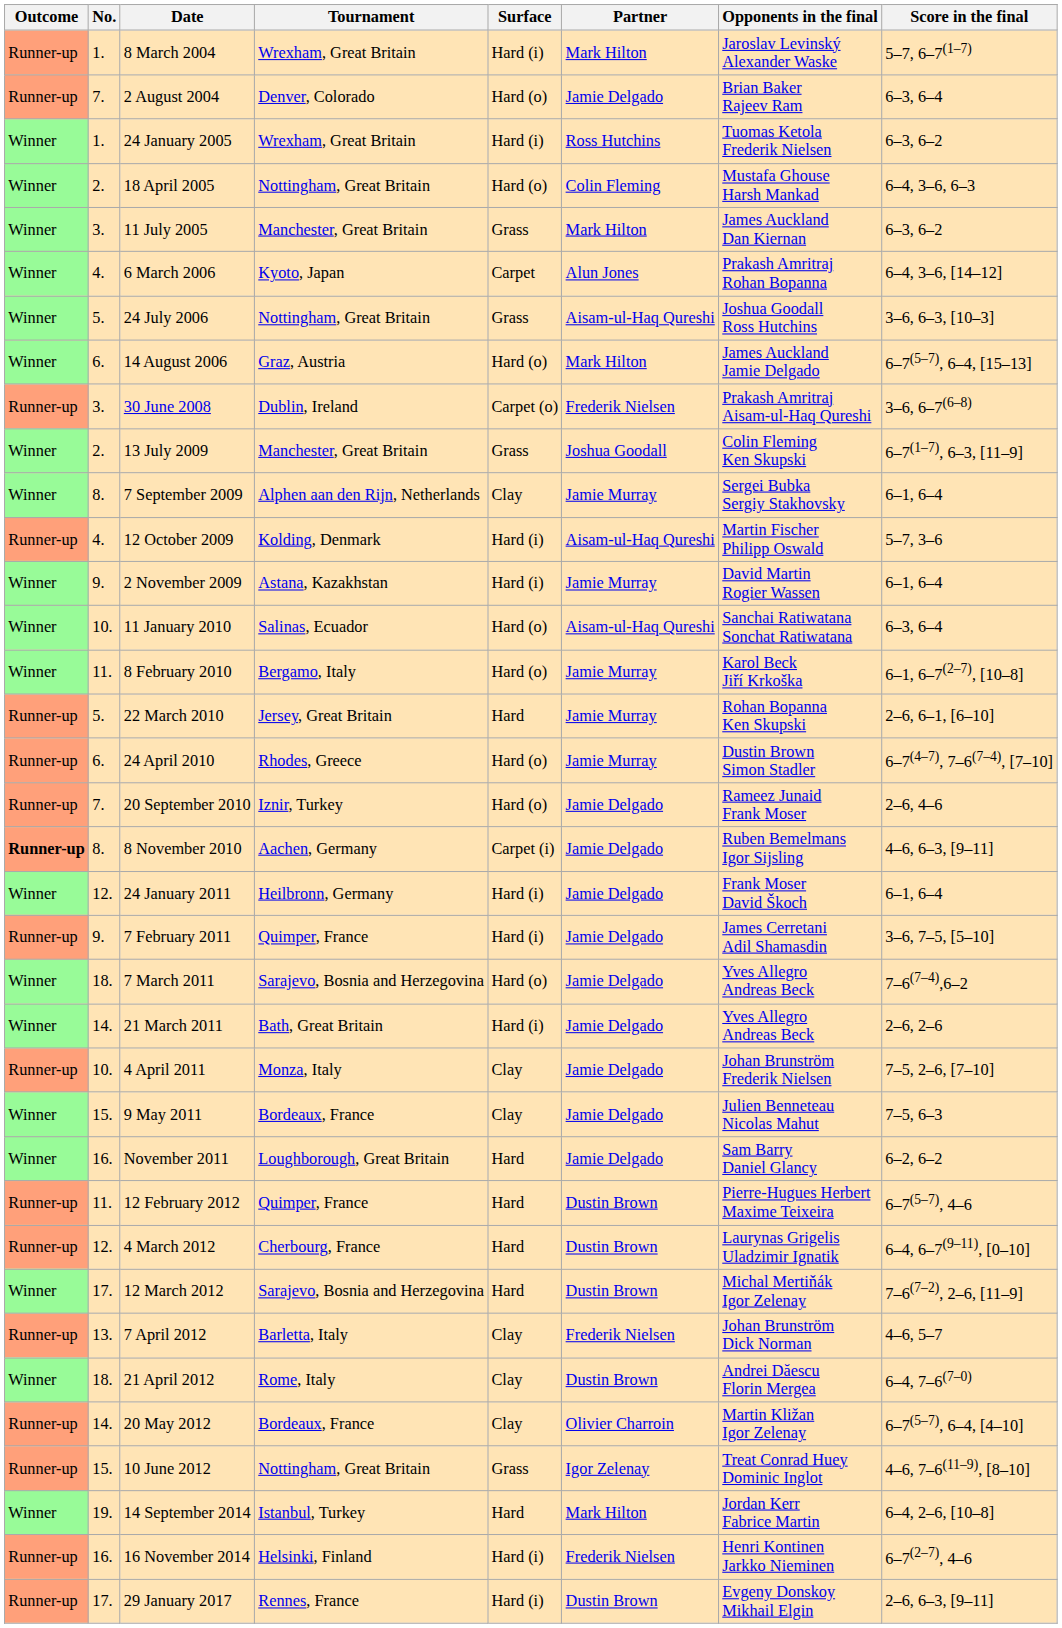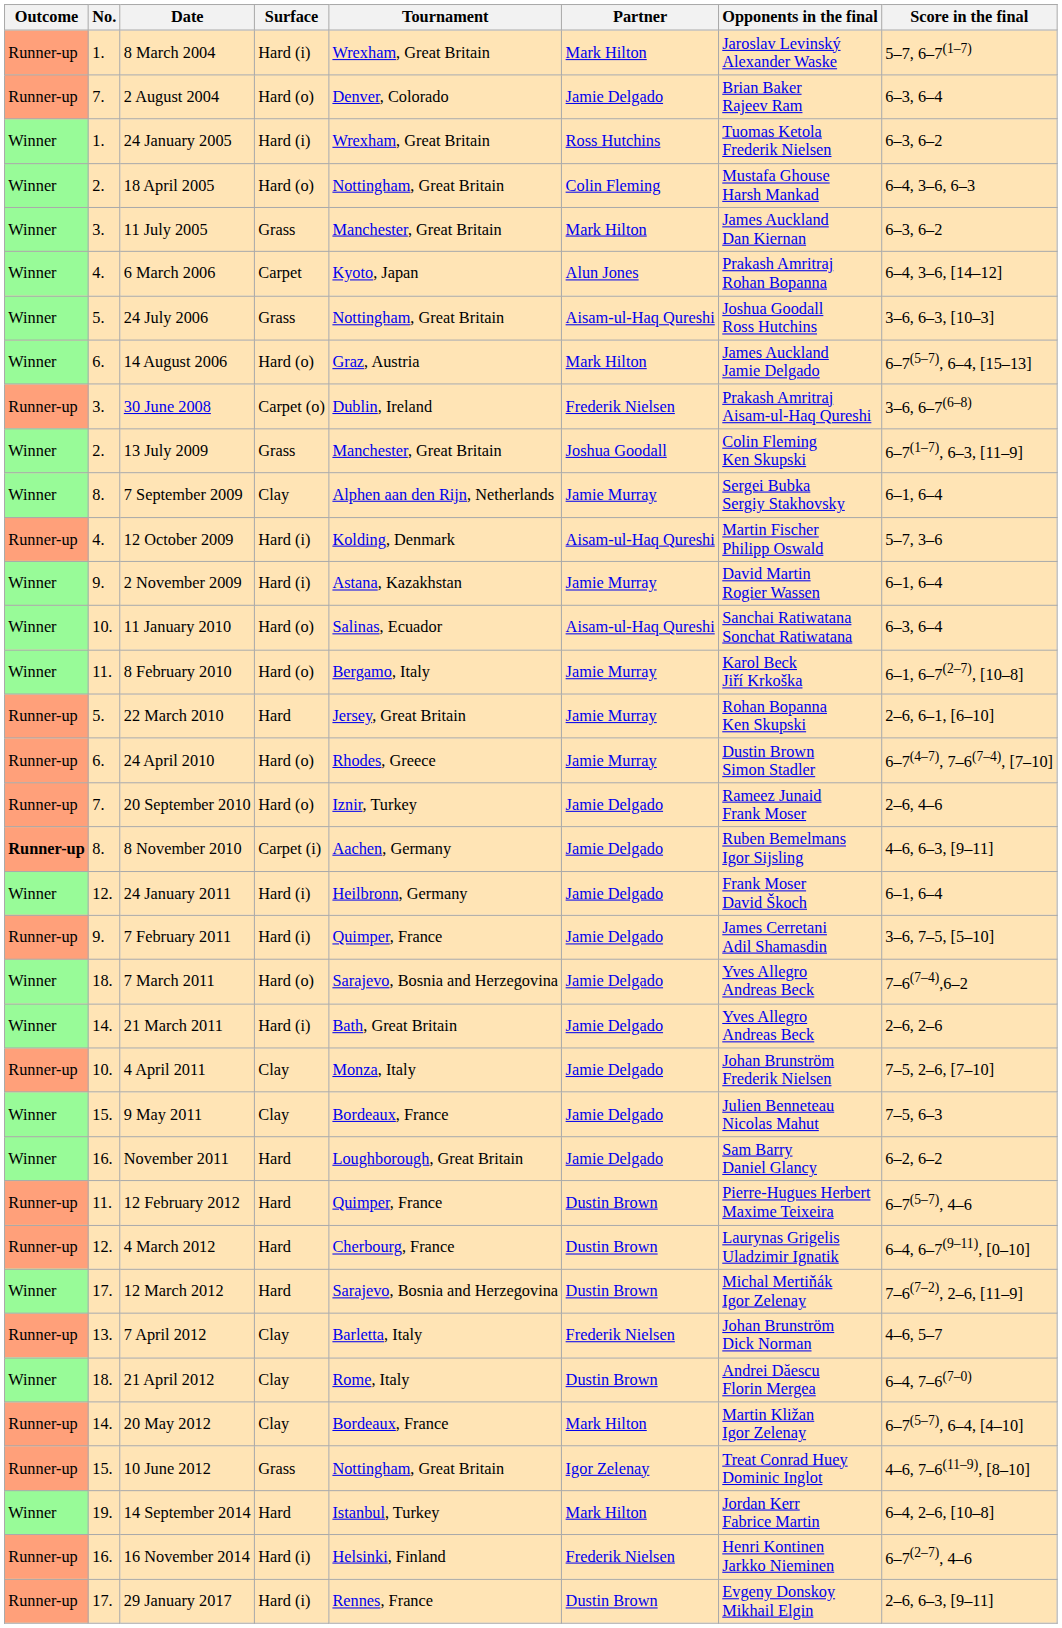columns swapped: (371, 17) <-> (525, 17)
(620, 1424) Olivier Charroin -> (606, 1424) Mark Hilton
